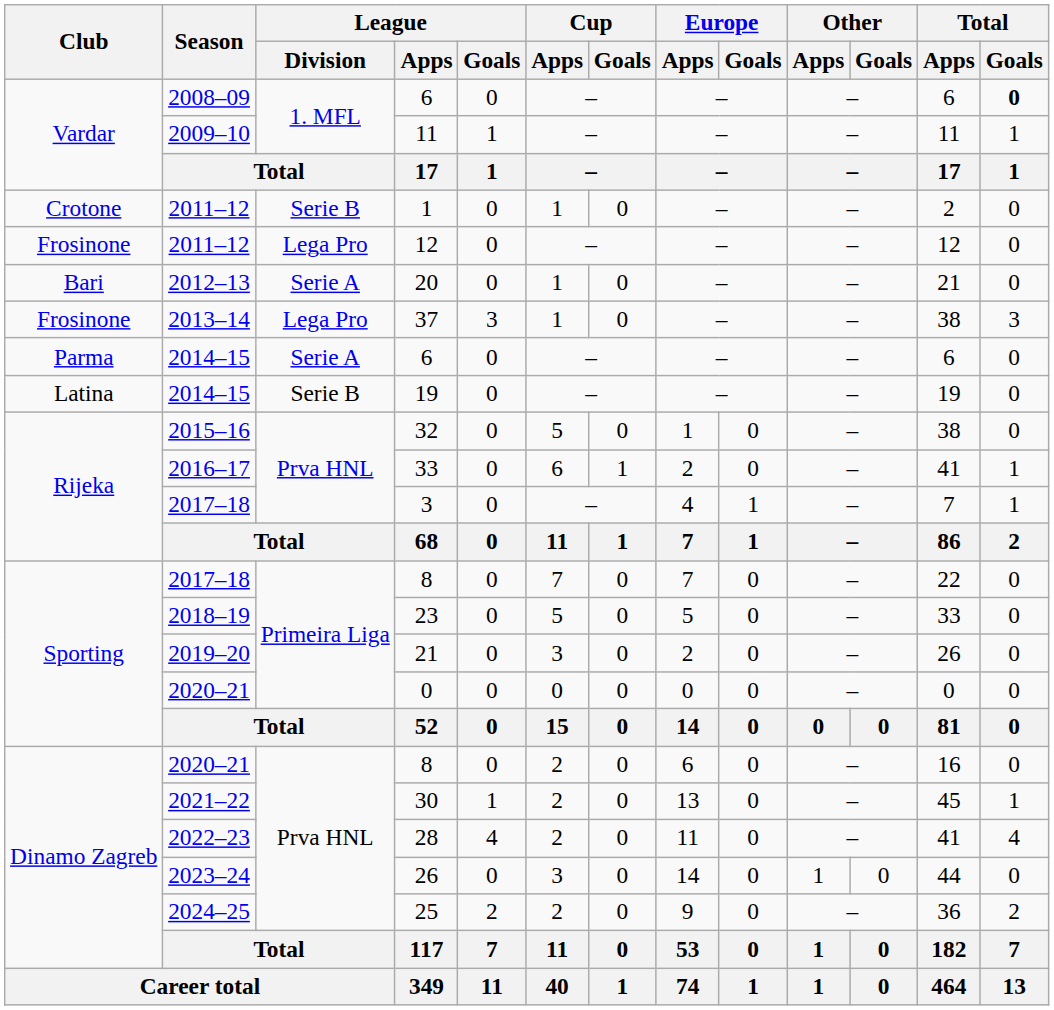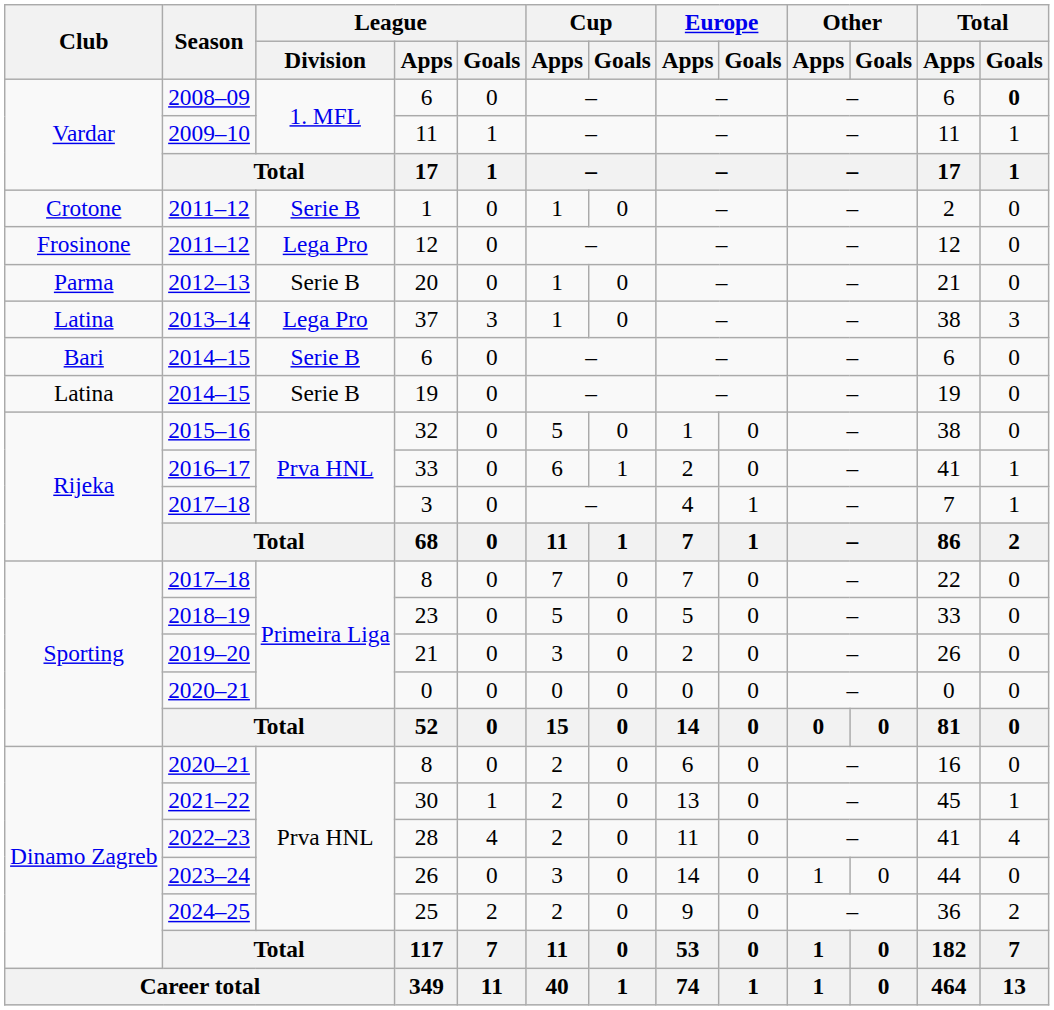(84, 282) Bari -> (84, 282) Parma
(325, 282) Serie A -> (325, 282) Serie B
(84, 319) Frosinone -> (84, 319) Latina
(84, 356) Parma -> (84, 356) Bari
(325, 356) Serie A -> (325, 356) Serie B
